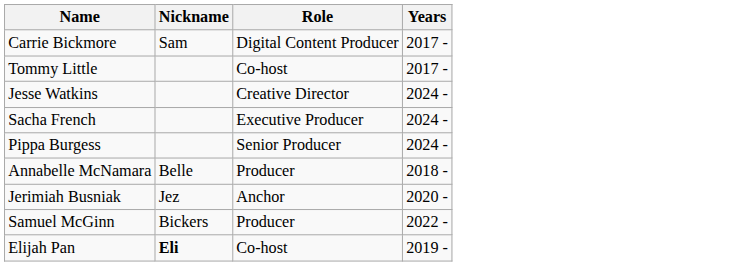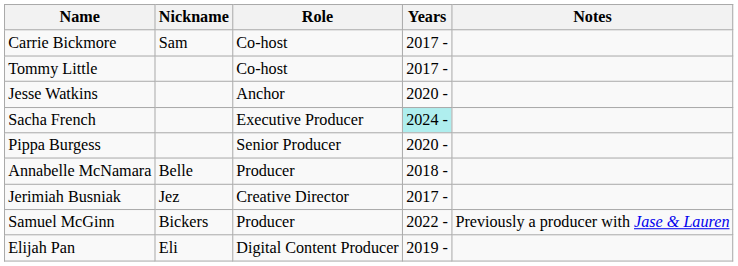+ column: (592, 17)
(318, 42) Digital Content Producer -> (262, 42) Co-host
(293, 94) Creative Director -> (261, 94) Anchor
(427, 94) 2024 - -> (427, 94) 2020 -
(427, 119) no background -> (427, 119) paleturquoise background
(427, 145) 2024 - -> (427, 145) 2020 -
(261, 196) Anchor -> (293, 196) Creative Director
(427, 196) 2020 - -> (427, 196) 2017 -
(169, 247) bold -> (168, 247) normal
(262, 247) Co-host -> (318, 247) Digital Content Producer
